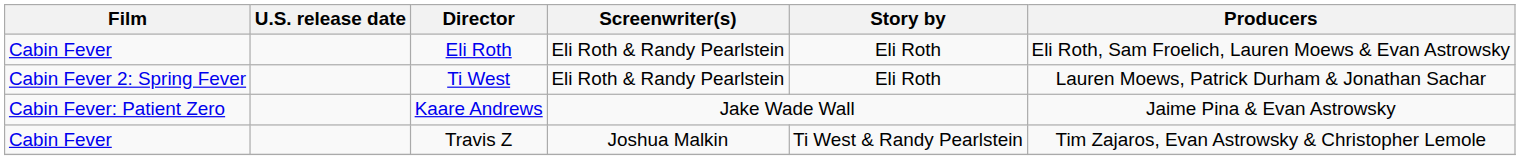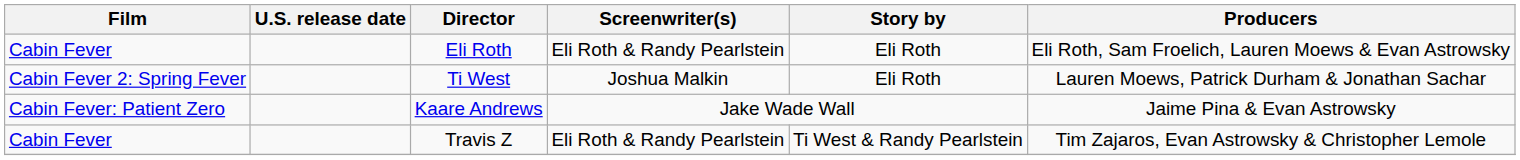(668, 79) Eli Roth & Randy Pearlstein -> (668, 79) Joshua Malkin
(668, 139) Joshua Malkin -> (668, 139) Eli Roth & Randy Pearlstein
